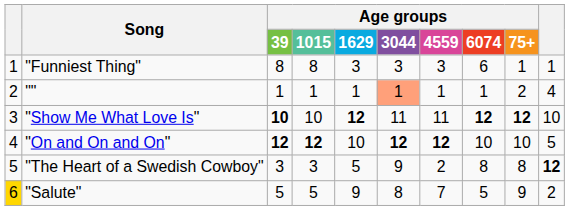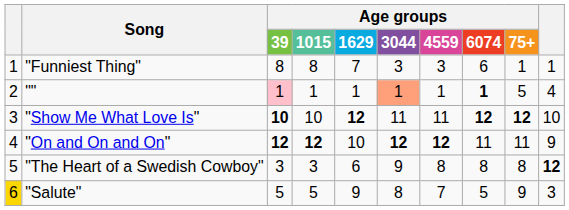(356, 67) 3 -> (356, 67) 7
(280, 92) no background -> (280, 92) pink background
(484, 92) normal -> (484, 92) bold
(522, 92) 2 -> (522, 92) 5
(484, 142) 10 -> (484, 142) 11
(522, 142) 10 -> (522, 142) 11
(551, 142) 5 -> (551, 142) 9
(356, 167) 5 -> (356, 167) 6
(441, 167) 2 -> (441, 167) 8
(551, 192) 2 -> (551, 192) 3
